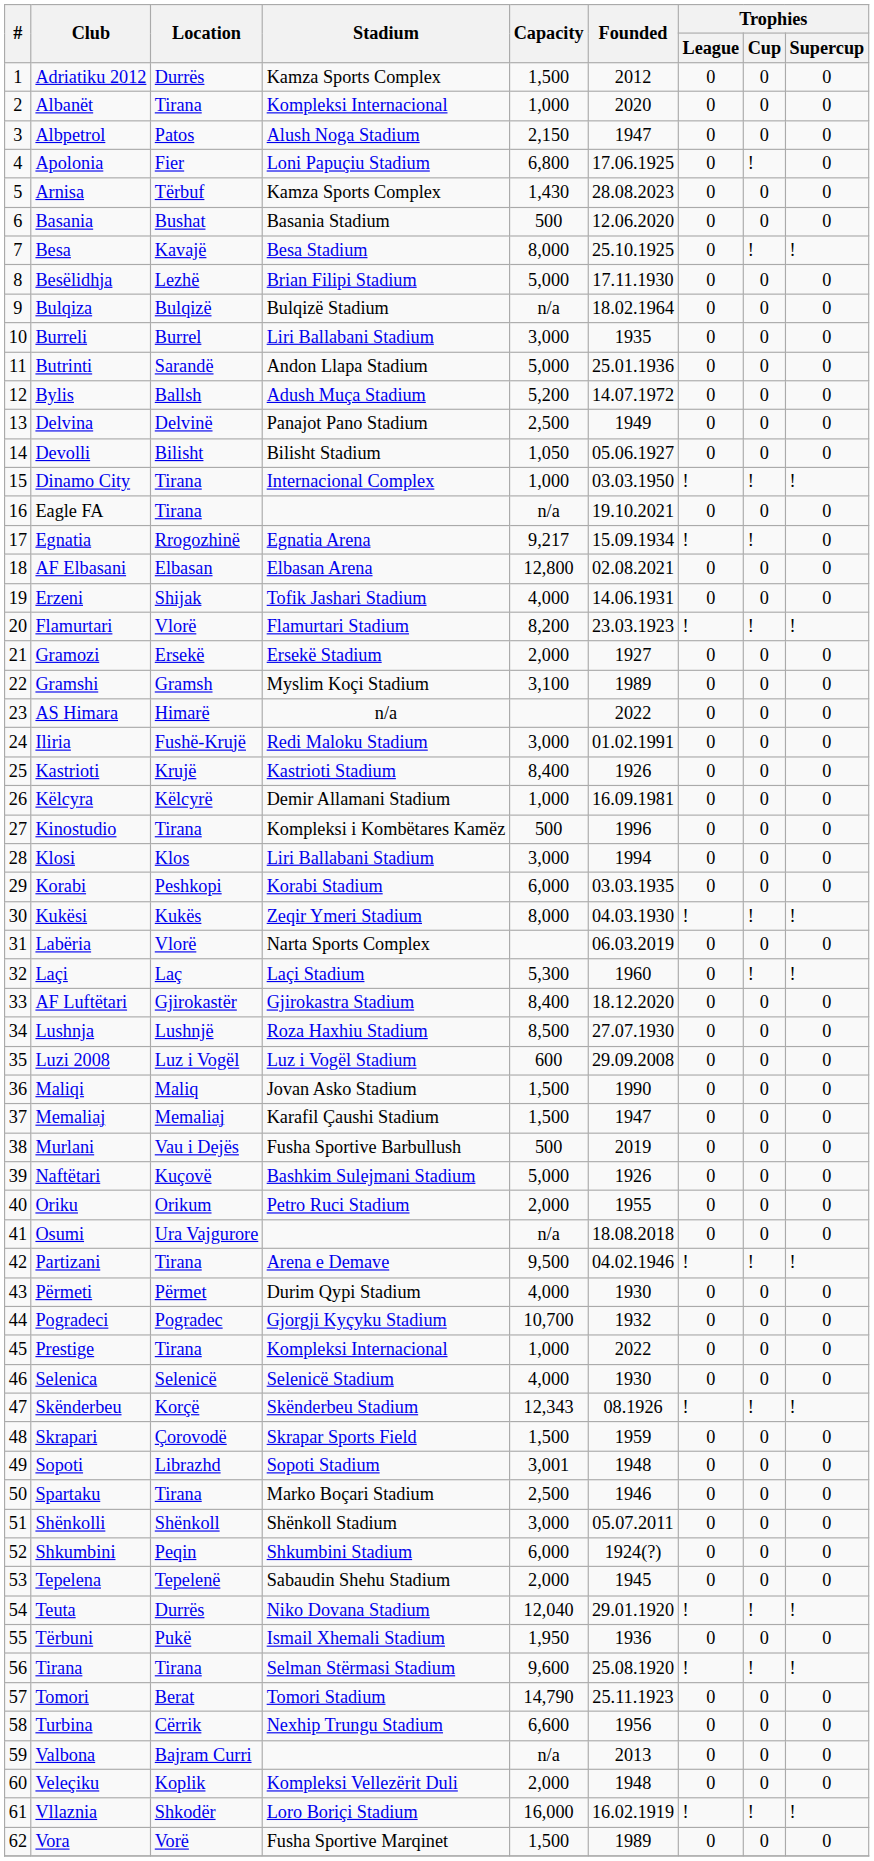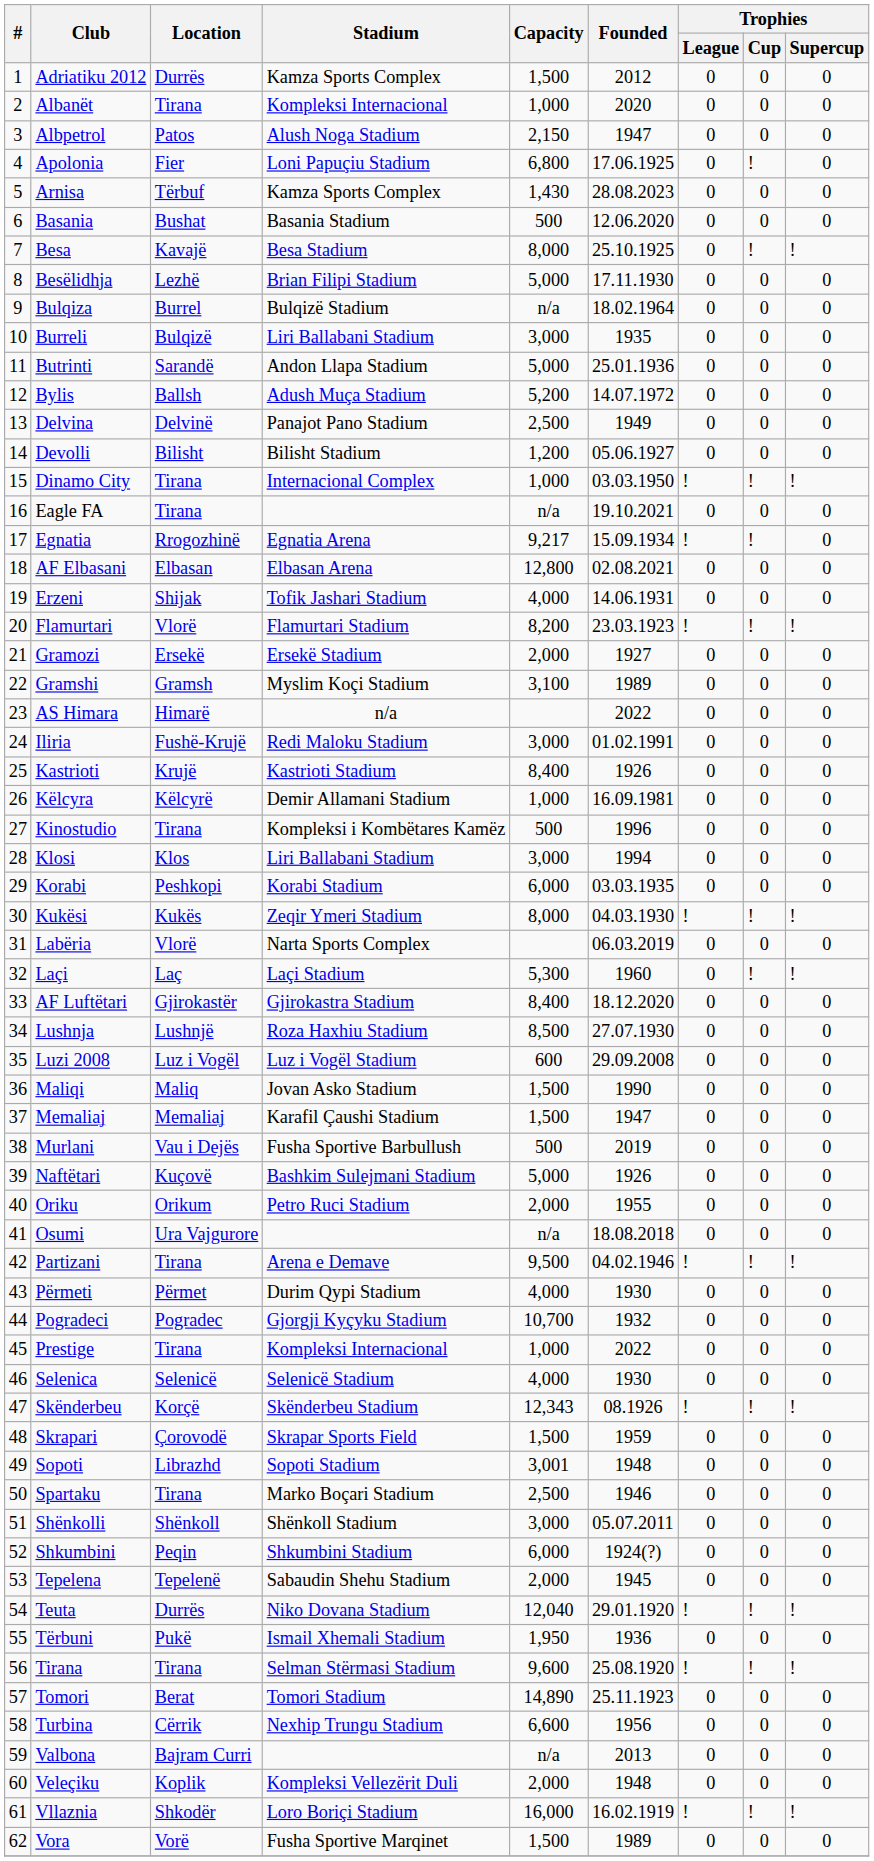(183, 308) Bulqizë -> (178, 308) Burrel
(178, 337) Burrel -> (183, 337) Bulqizë
(549, 452) 1,050 -> (549, 452) 1,200
(549, 1696) 14,790 -> (549, 1696) 14,890
